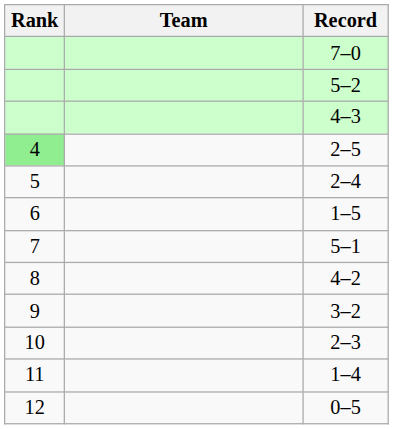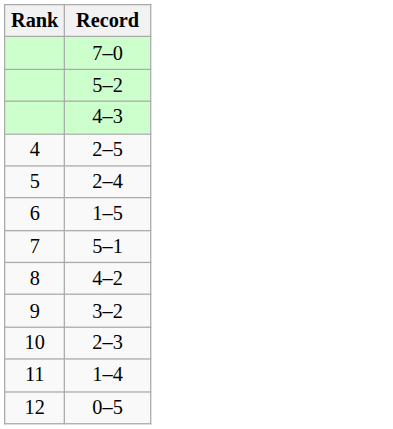- column: (184, 20)
(35, 149) lightgreen background -> (35, 149) no background
